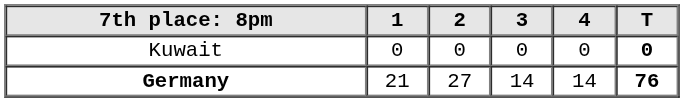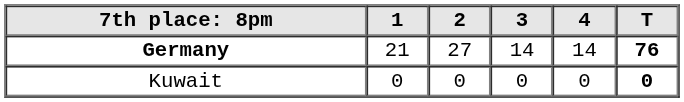rows swapped: (186, 51) <-> (186, 81)
